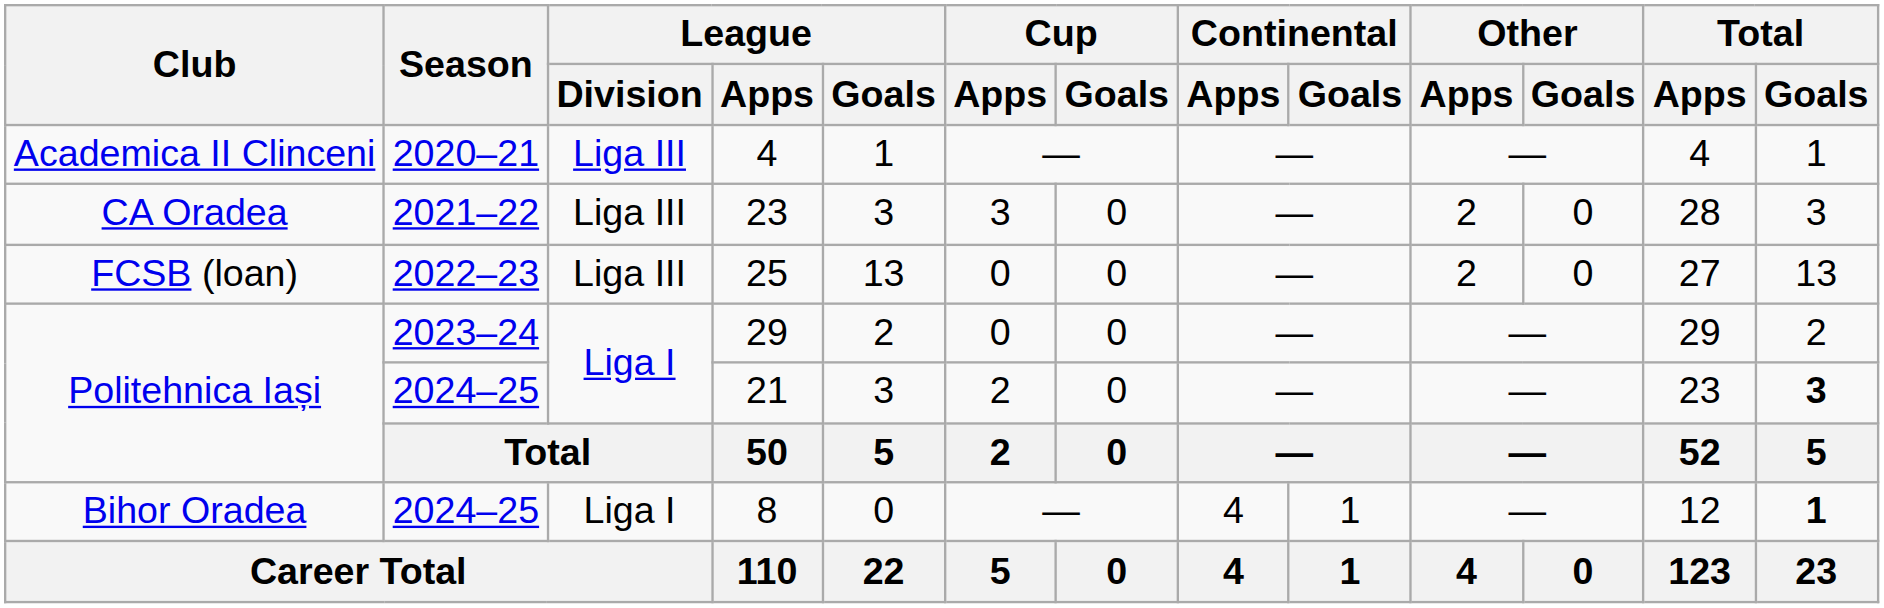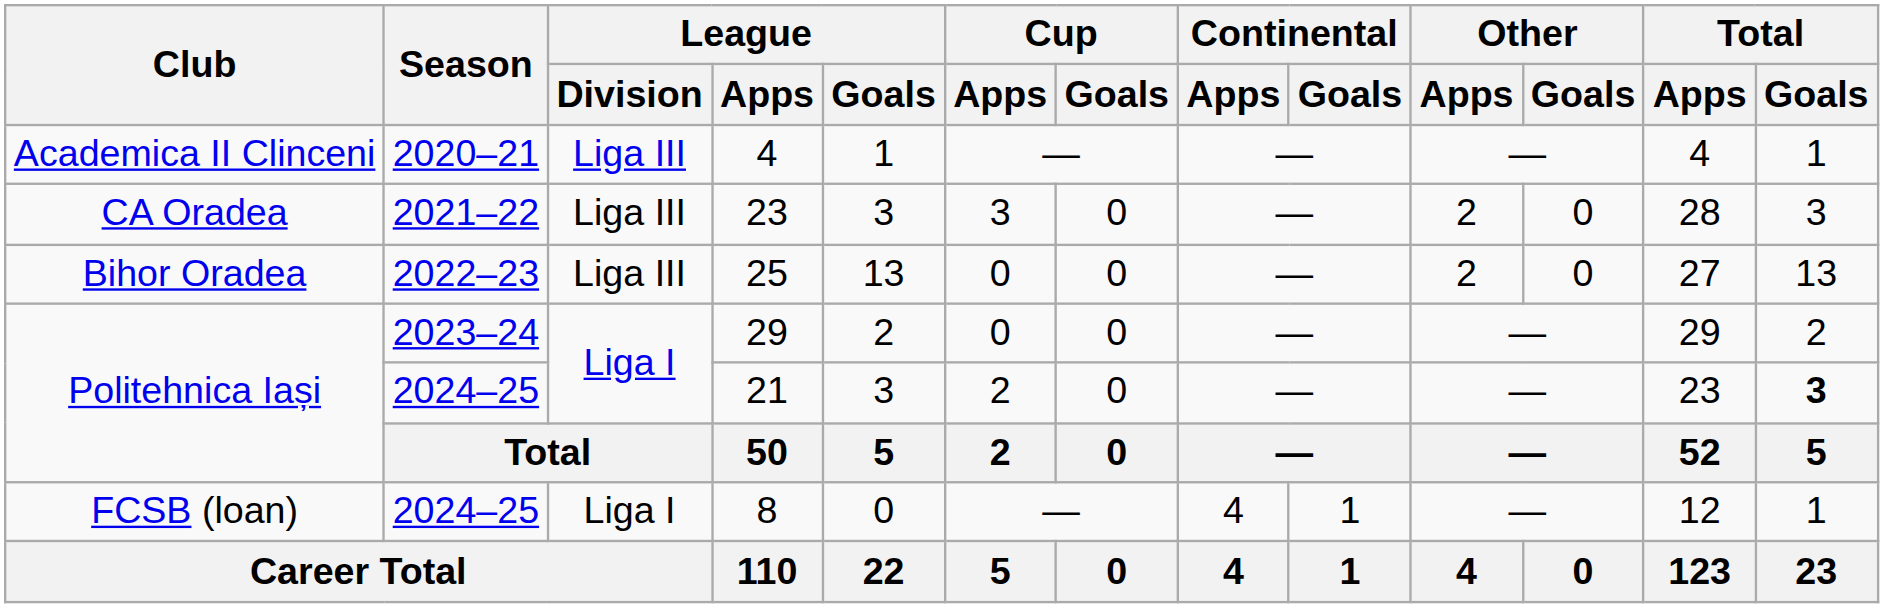(195, 272) FCSB (loan) -> (195, 272) Bihor Oradea
(195, 511) Bihor Oradea -> (195, 511) FCSB (loan)
(1816, 511) bold -> (1816, 511) normal
